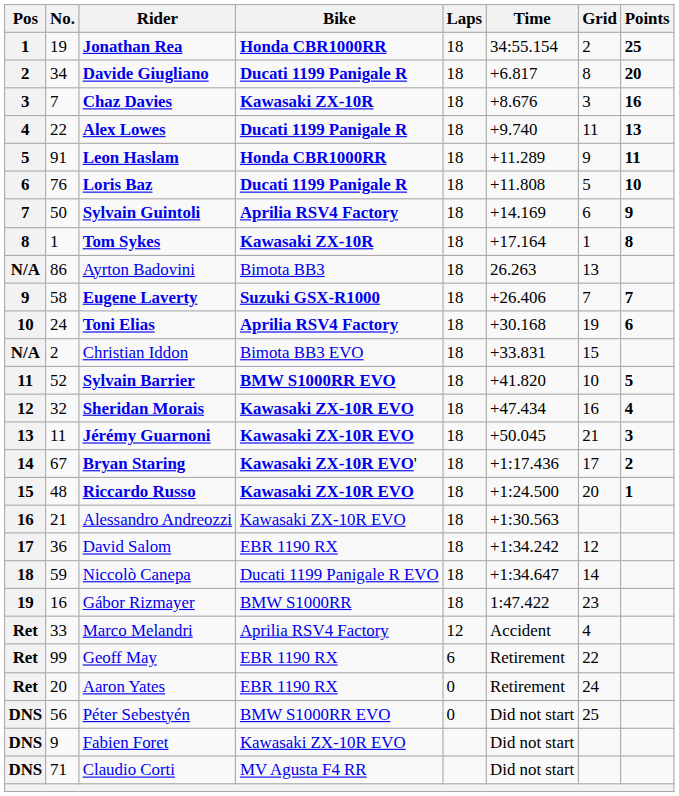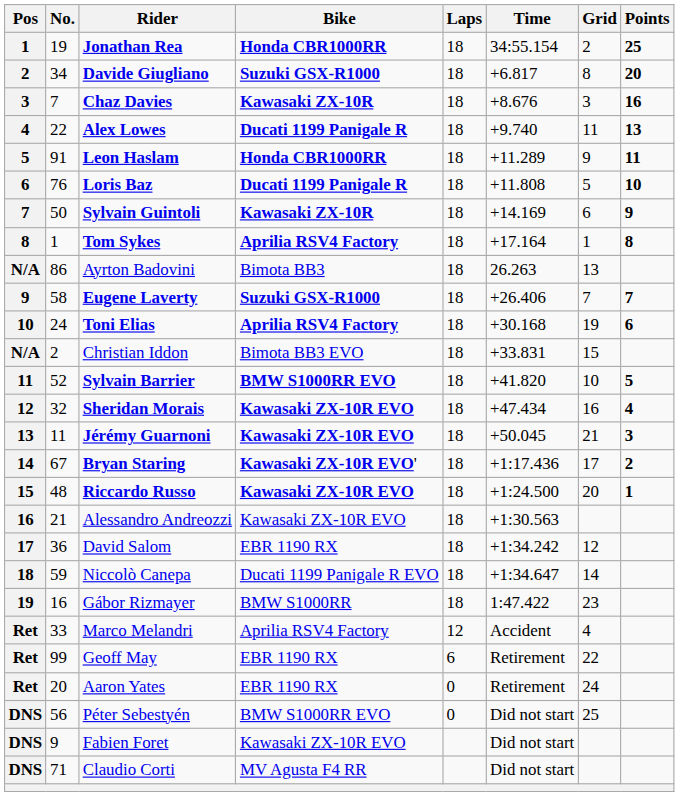(323, 74) Ducati 1199 Panigale R -> (310, 74) Suzuki GSX-R1000
(319, 213) Aprilia RSV4 Factory -> (307, 213) Kawasaki ZX-10R
(307, 241) Kawasaki ZX-10R -> (319, 241) Aprilia RSV4 Factory
